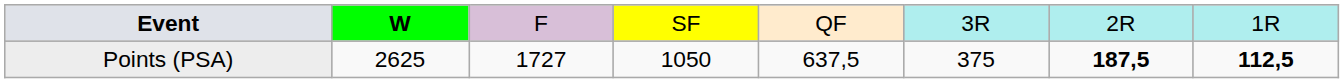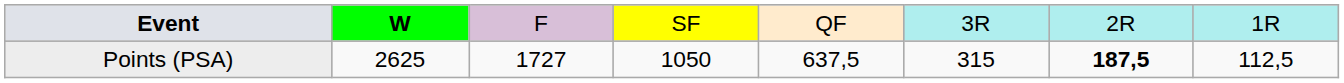(976, 59) 375 -> (976, 59) 315
(1266, 59) bold -> (1266, 59) normal
